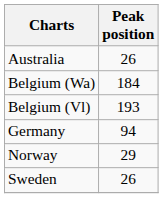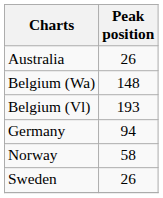(128, 82) 184 -> (128, 82) 148
(128, 155) 29 -> (128, 155) 58
